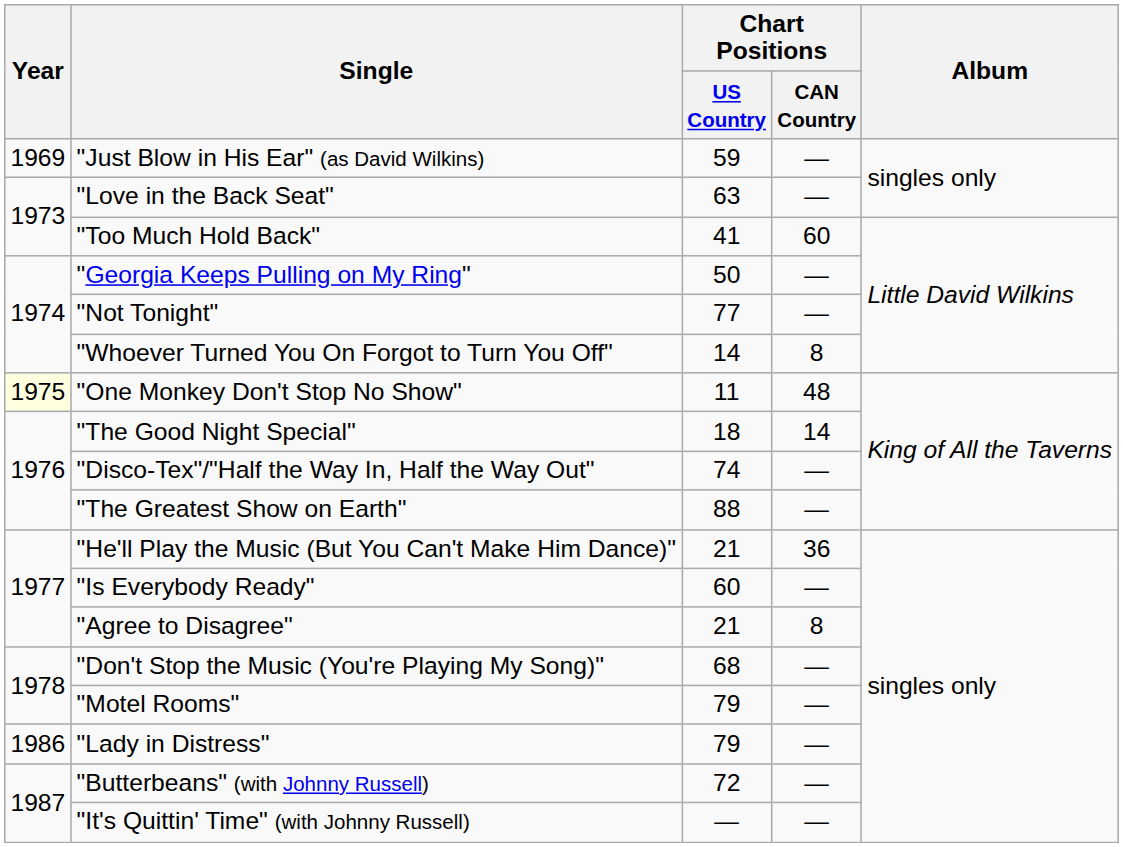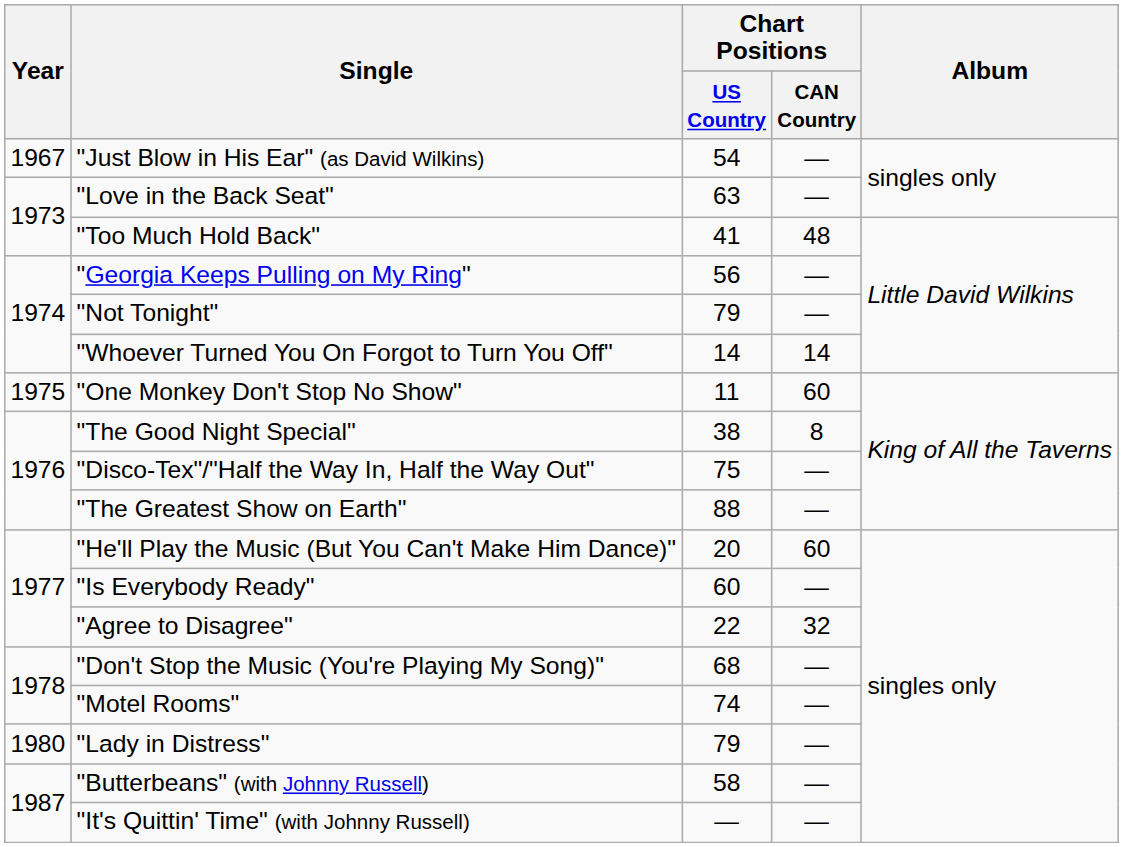(38, 157) 1969 -> (38, 157) 1967
(727, 157) 59 -> (727, 157) 54
(817, 235) 60 -> (817, 235) 48
(727, 274) 50 -> (727, 274) 56
(727, 313) 77 -> (727, 313) 79
(817, 353) 8 -> (817, 353) 14
(38, 392) lightyellow background -> (38, 392) no background
(817, 392) 48 -> (817, 392) 60
(727, 431) 18 -> (727, 431) 38
(817, 431) 14 -> (817, 431) 8
(727, 470) 74 -> (727, 470) 75
(727, 548) 21 -> (727, 548) 20
(817, 548) 36 -> (817, 548) 60
(727, 626) 21 -> (727, 626) 22
(817, 626) 8 -> (817, 626) 32
(727, 704) 79 -> (727, 704) 74
(38, 743) 1986 -> (38, 743) 1980
(727, 782) 72 -> (727, 782) 58
